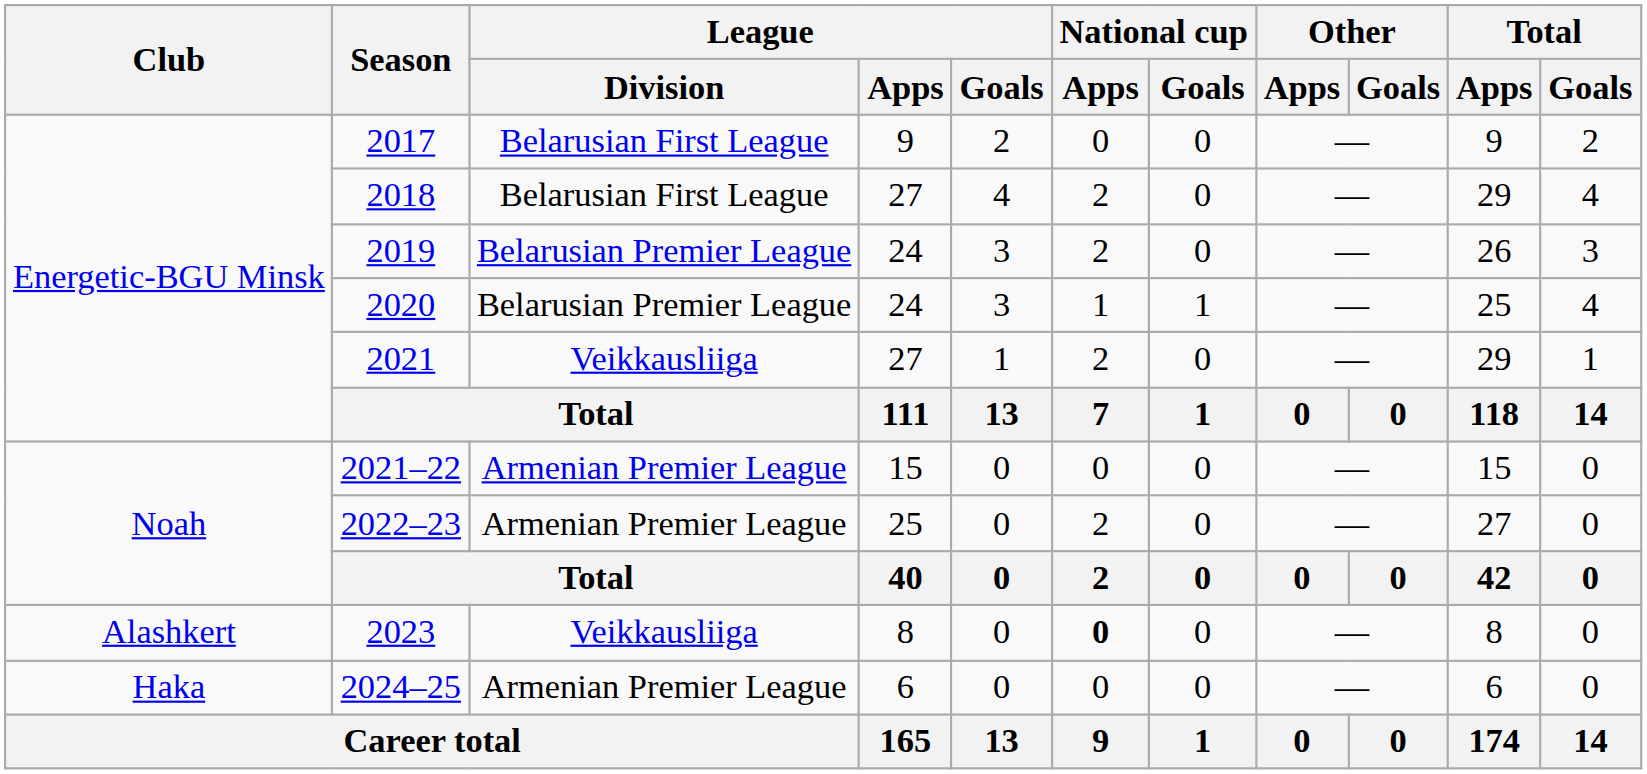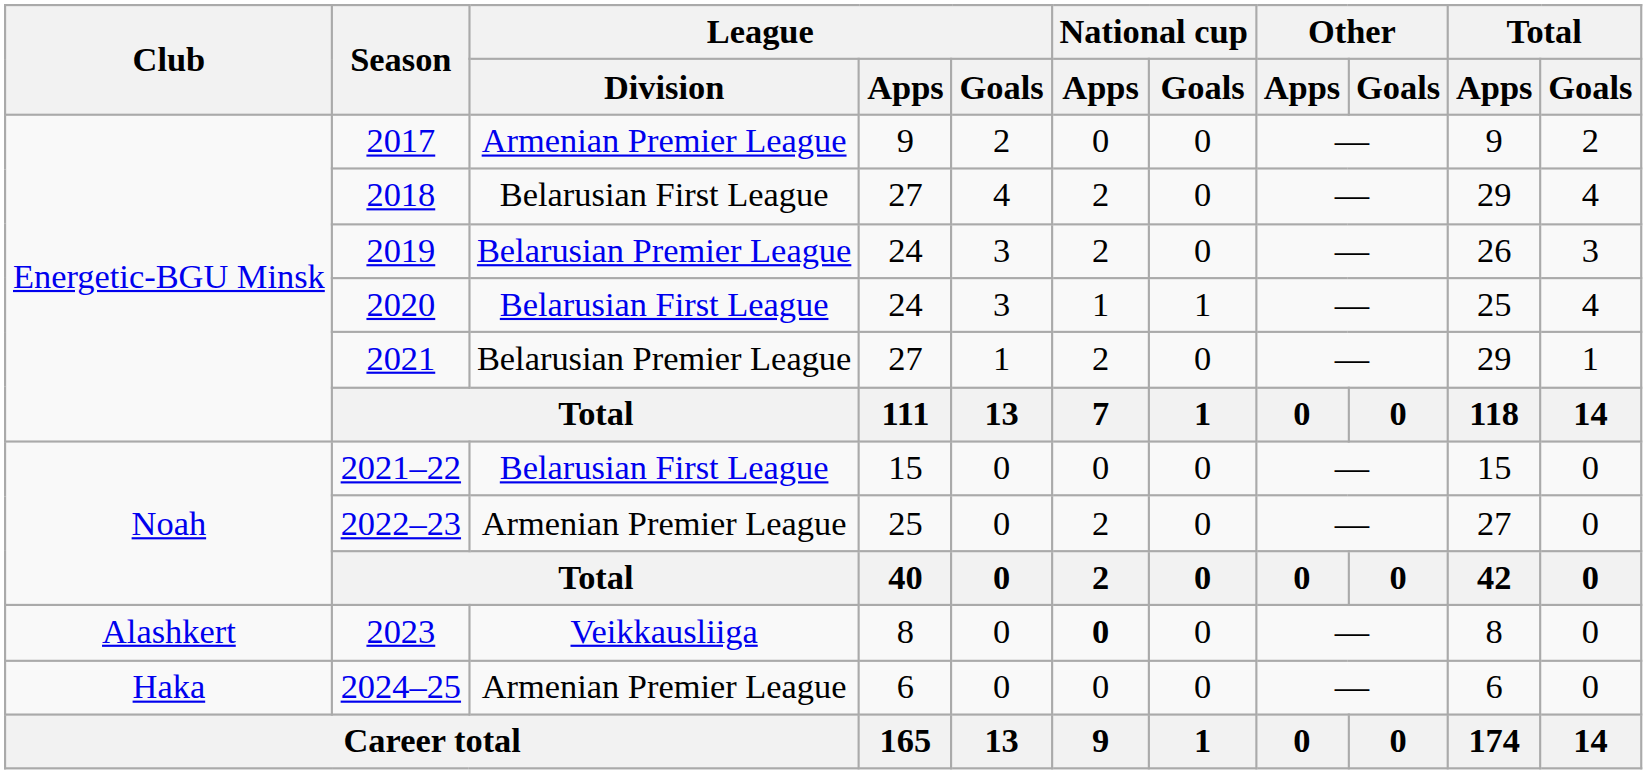(664, 140) Belarusian First League -> (664, 140) Armenian Premier League
(664, 304) Belarusian Premier League -> (664, 304) Belarusian First League
(664, 359) Veikkausliiga -> (664, 359) Belarusian Premier League
(664, 468) Armenian Premier League -> (664, 468) Belarusian First League
